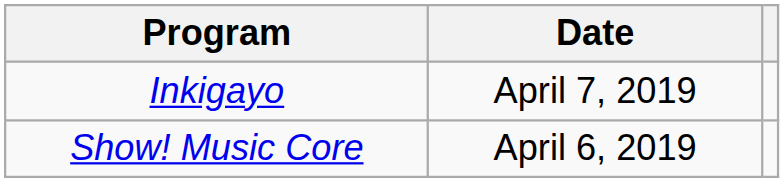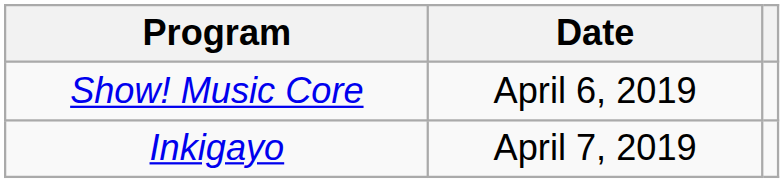rows swapped: (217, 147) <-> (217, 90)
